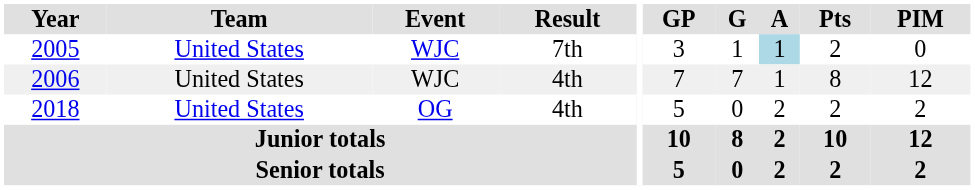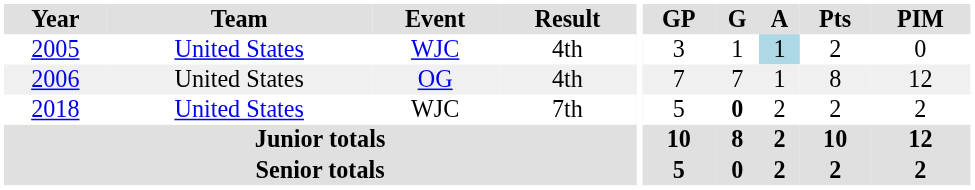(567, 49) 7th -> (567, 49) 4th
(435, 79) WJC -> (435, 79) OG
(435, 109) OG -> (435, 109) WJC
(567, 109) 4th -> (567, 109) 7th
(737, 109) normal -> (737, 109) bold
